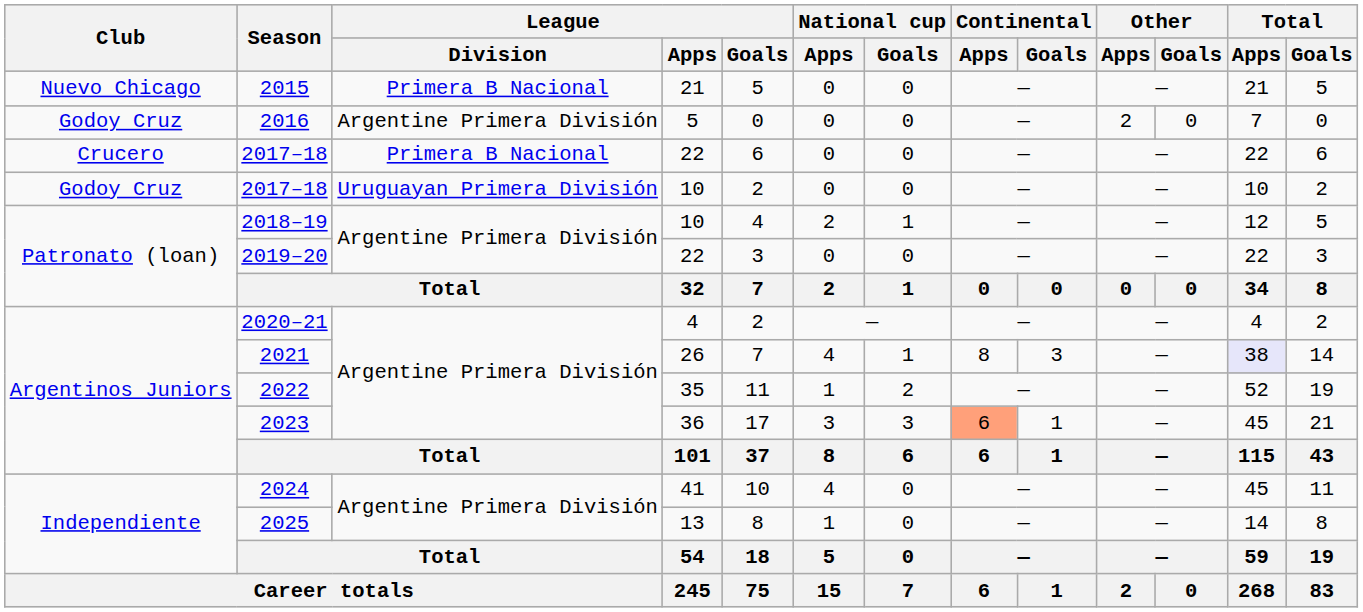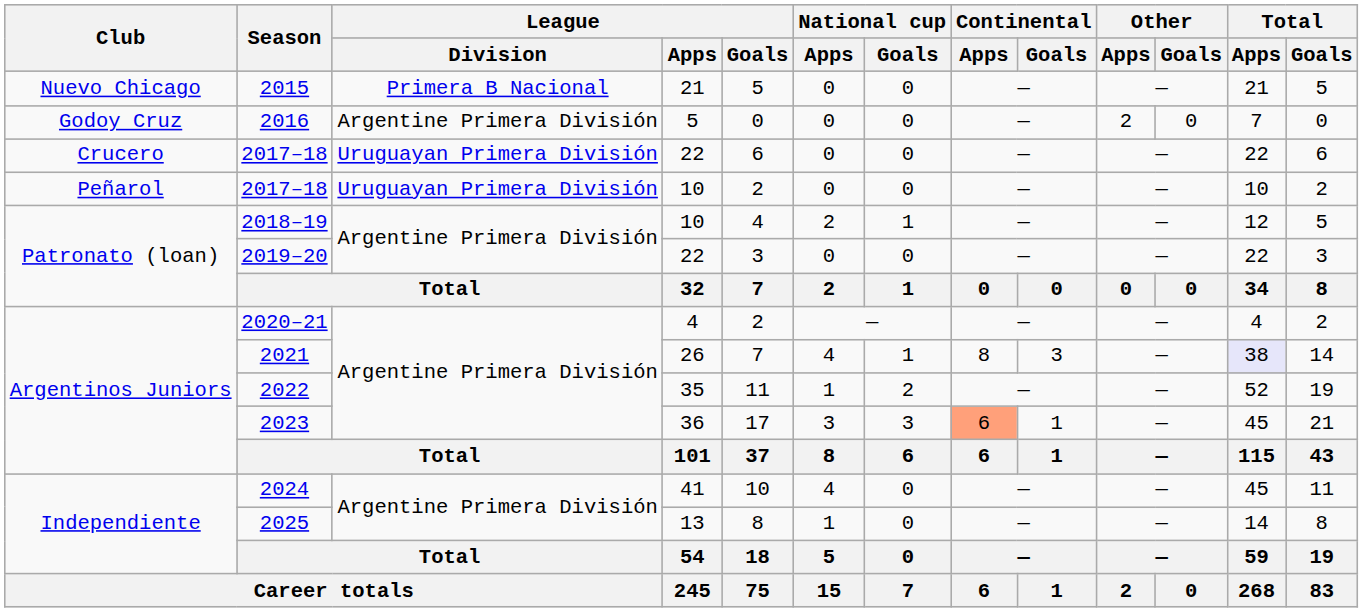(498, 155) Primera B Nacional -> (498, 155) Uruguayan Primera División
(121, 189) Godoy Cruz -> (121, 189) Peñarol
